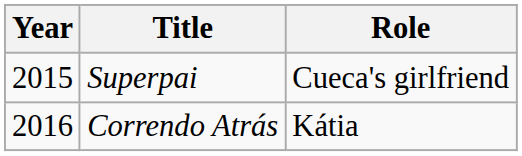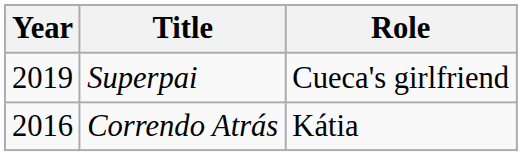(43, 77) 2015 -> (43, 77) 2019
